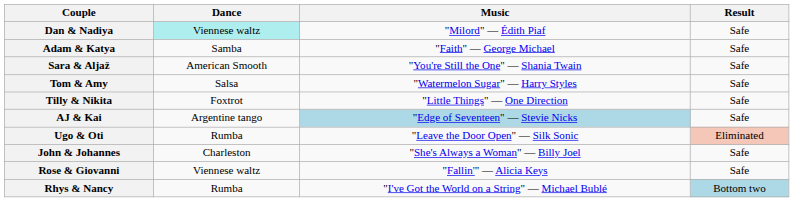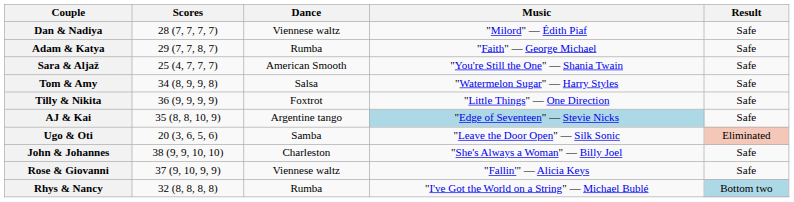+ column: (188, 13)
(227, 30) paleturquoise background -> (306, 30) no background
(227, 48) Samba -> (306, 48) Rumba
(227, 135) Rumba -> (306, 135) Samba
